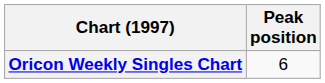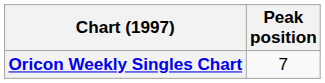(283, 64) 6 -> (283, 64) 7
